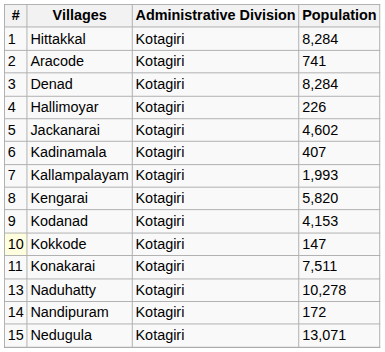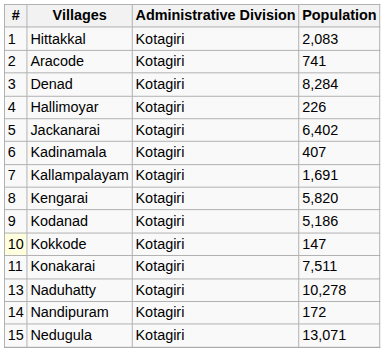(320, 38) 8,284 -> (320, 38) 2,083
(320, 130) 4,602 -> (320, 130) 6,402
(320, 175) 1,993 -> (320, 175) 1,691
(320, 221) 4,153 -> (320, 221) 5,186
